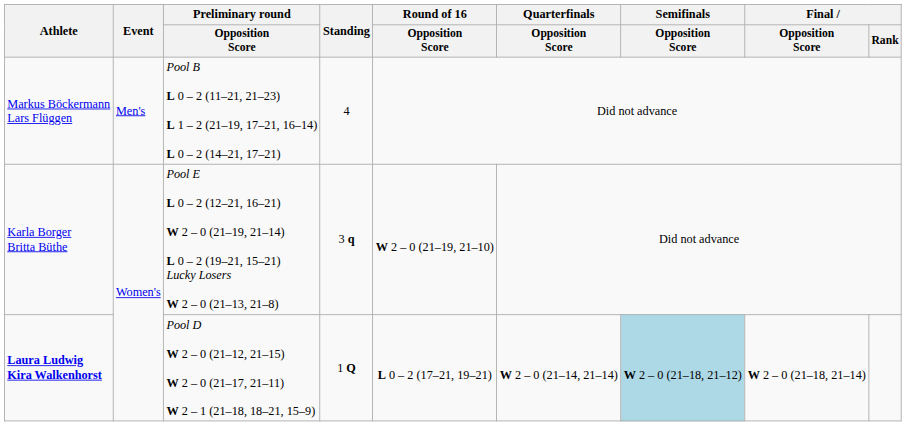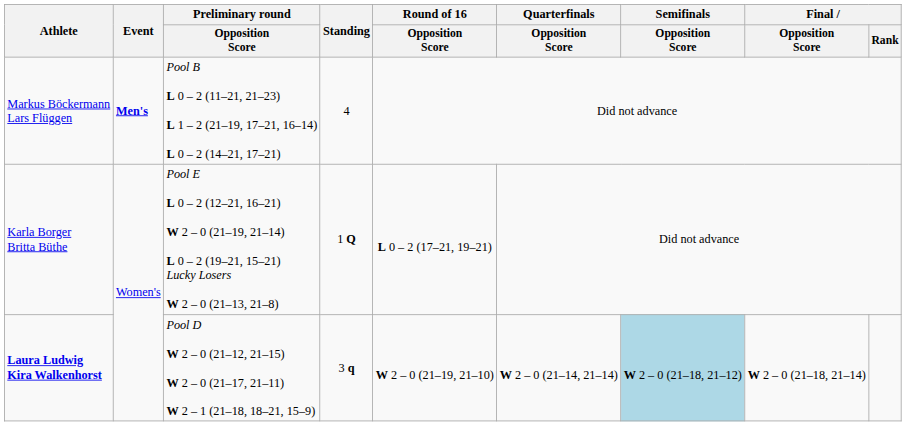(131, 111) normal -> (132, 111) bold
(346, 239) 3 q -> (346, 239) 1 Q
(435, 247) W 2 – 0 (21–19, 21–10) -> (435, 247) L 0 – 2 (17–21, 19–21)
(346, 368) 1 Q -> (346, 368) 3 q
(435, 375) L 0 – 2 (17–21, 19–21) -> (435, 375) W 2 – 0 (21–19, 21–10)
